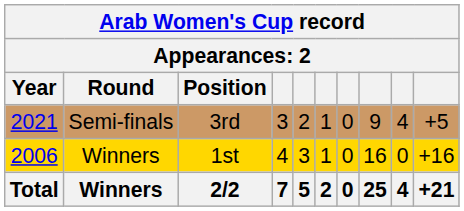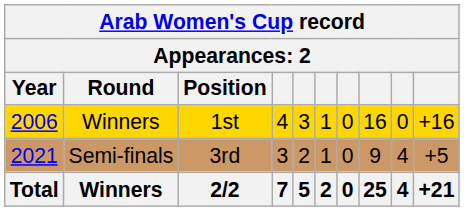rows swapped: (121, 156) <-> (121, 122)
